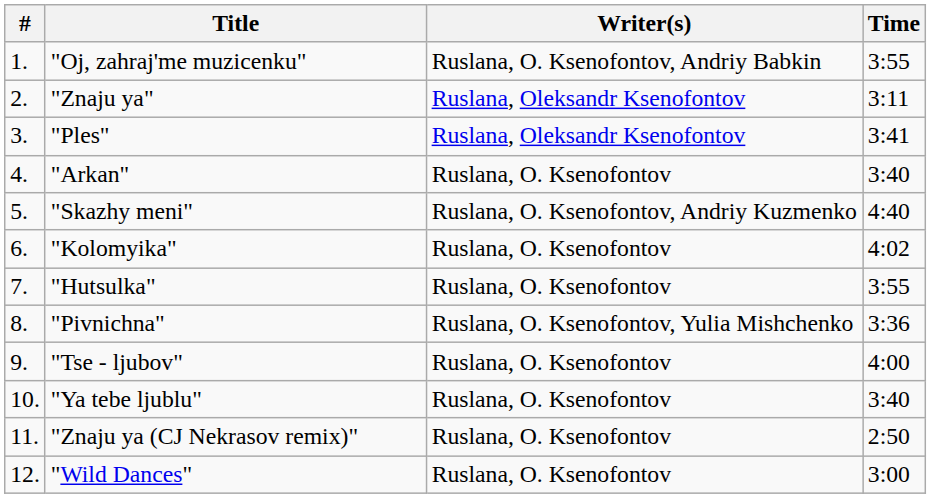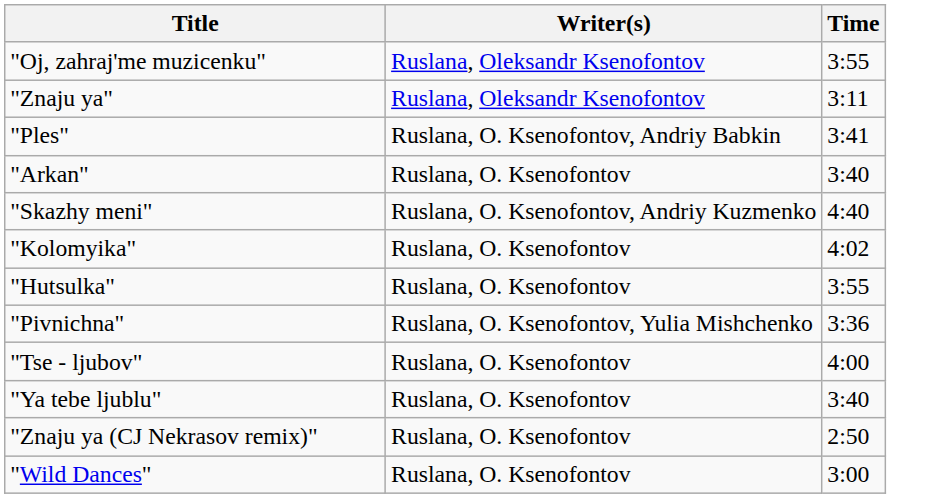- column: (25, 23)
(627, 60) Ruslana, O. Ksenofontov, Andriy Babkin -> (548, 60) Ruslana, Oleksandr Ksenofontov
(588, 135) Ruslana, Oleksandr Ksenofontov -> (586, 135) Ruslana, O. Ksenofontov, Andriy Babkin
